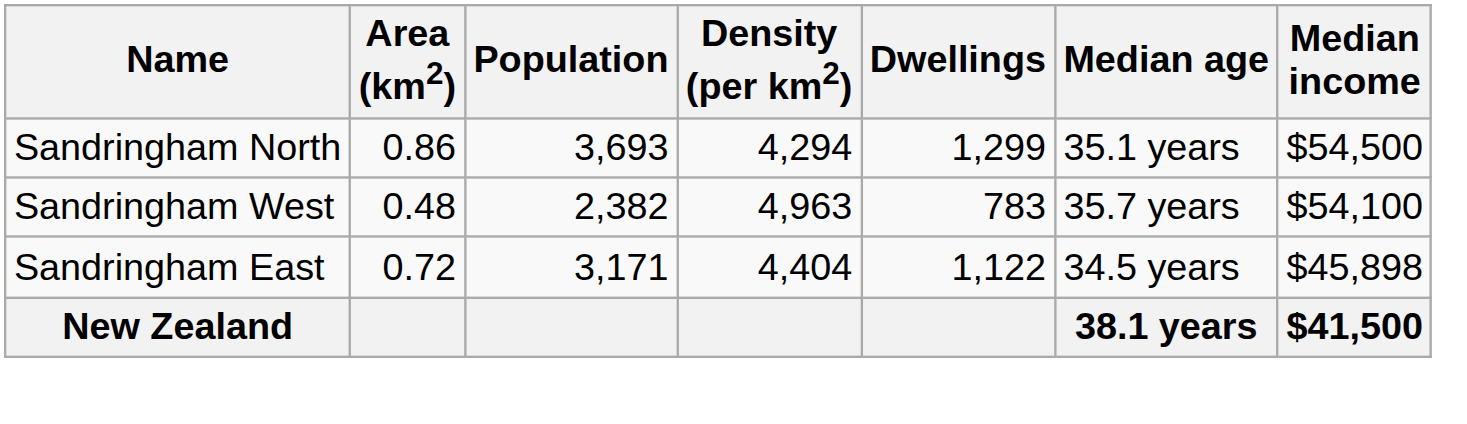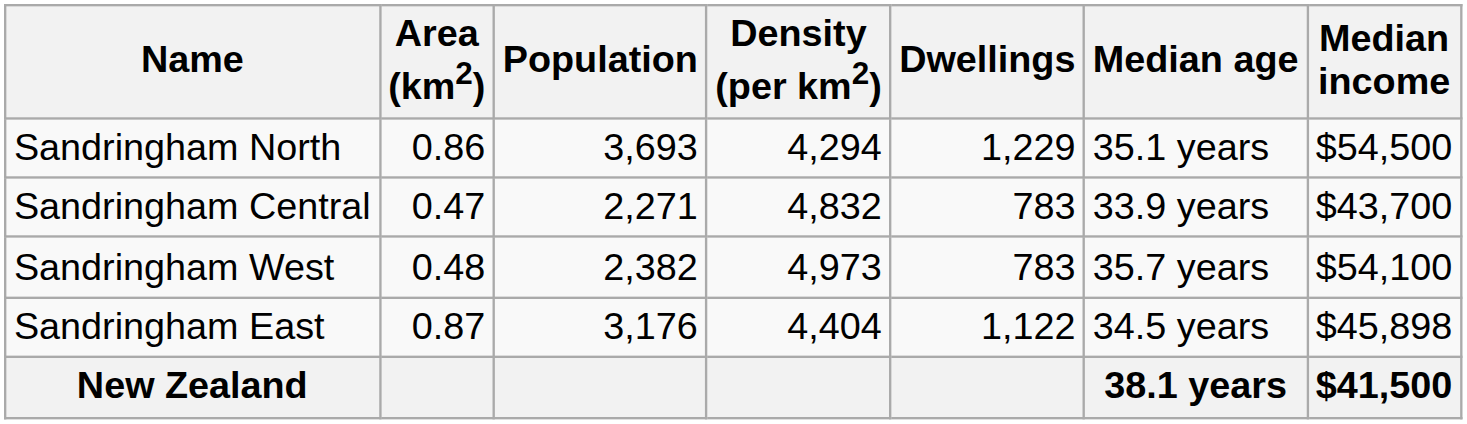(999, 147) 1,299 -> (1028, 147) 1,229
+ row: (192, 206)
(805, 206) 4,963 -> (834, 266) 4,973
(419, 266) 0.72 -> (449, 326) 0.87
(621, 266) 3,171 -> (651, 326) 3,176
